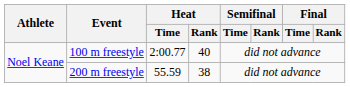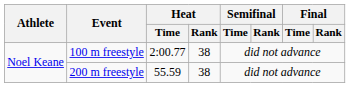(204, 53) 40 -> (204, 53) 38
